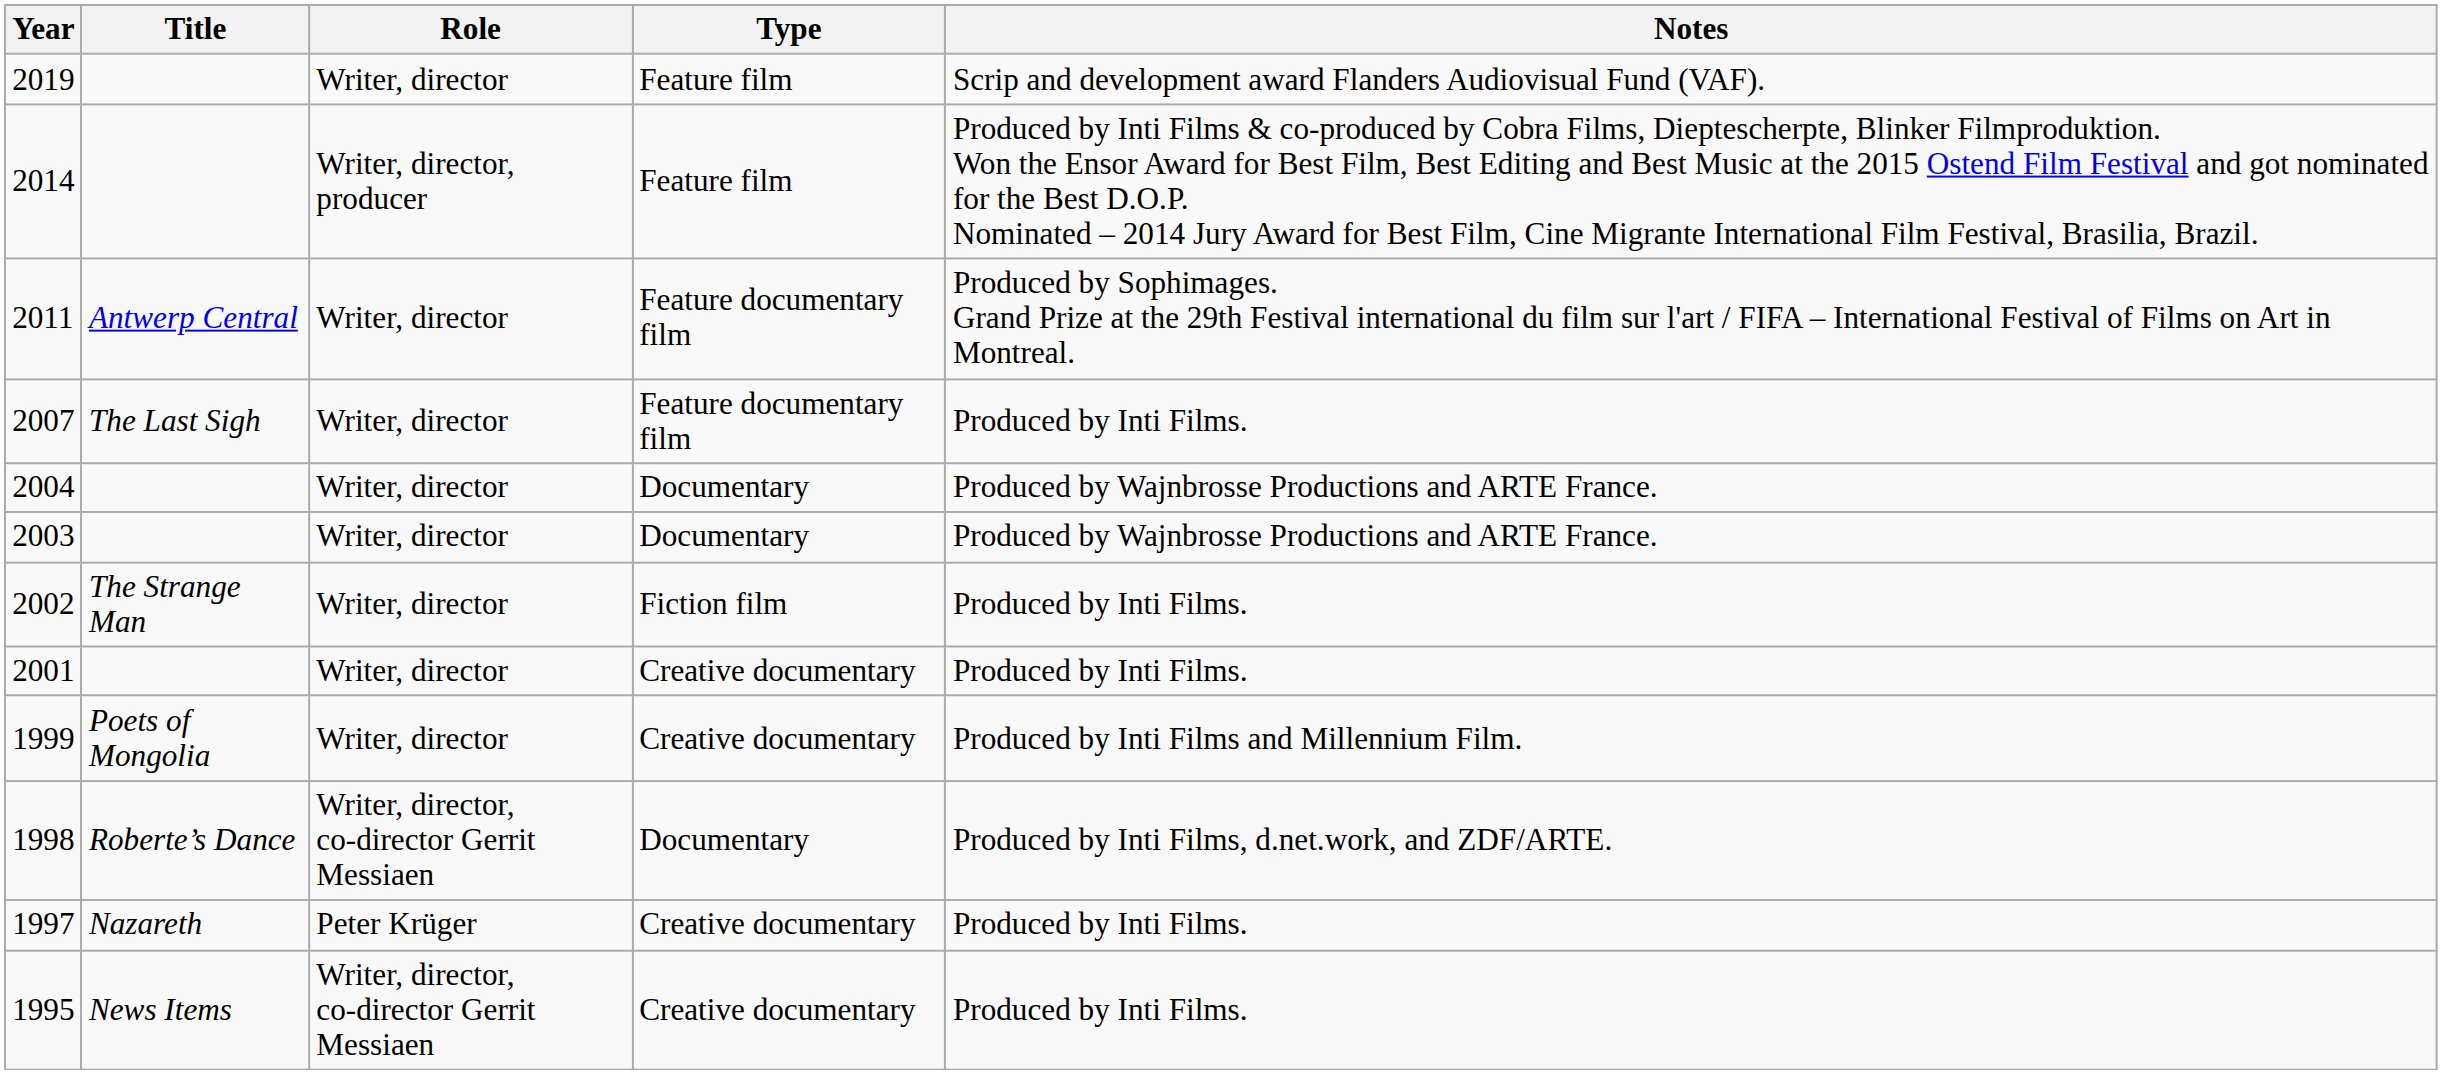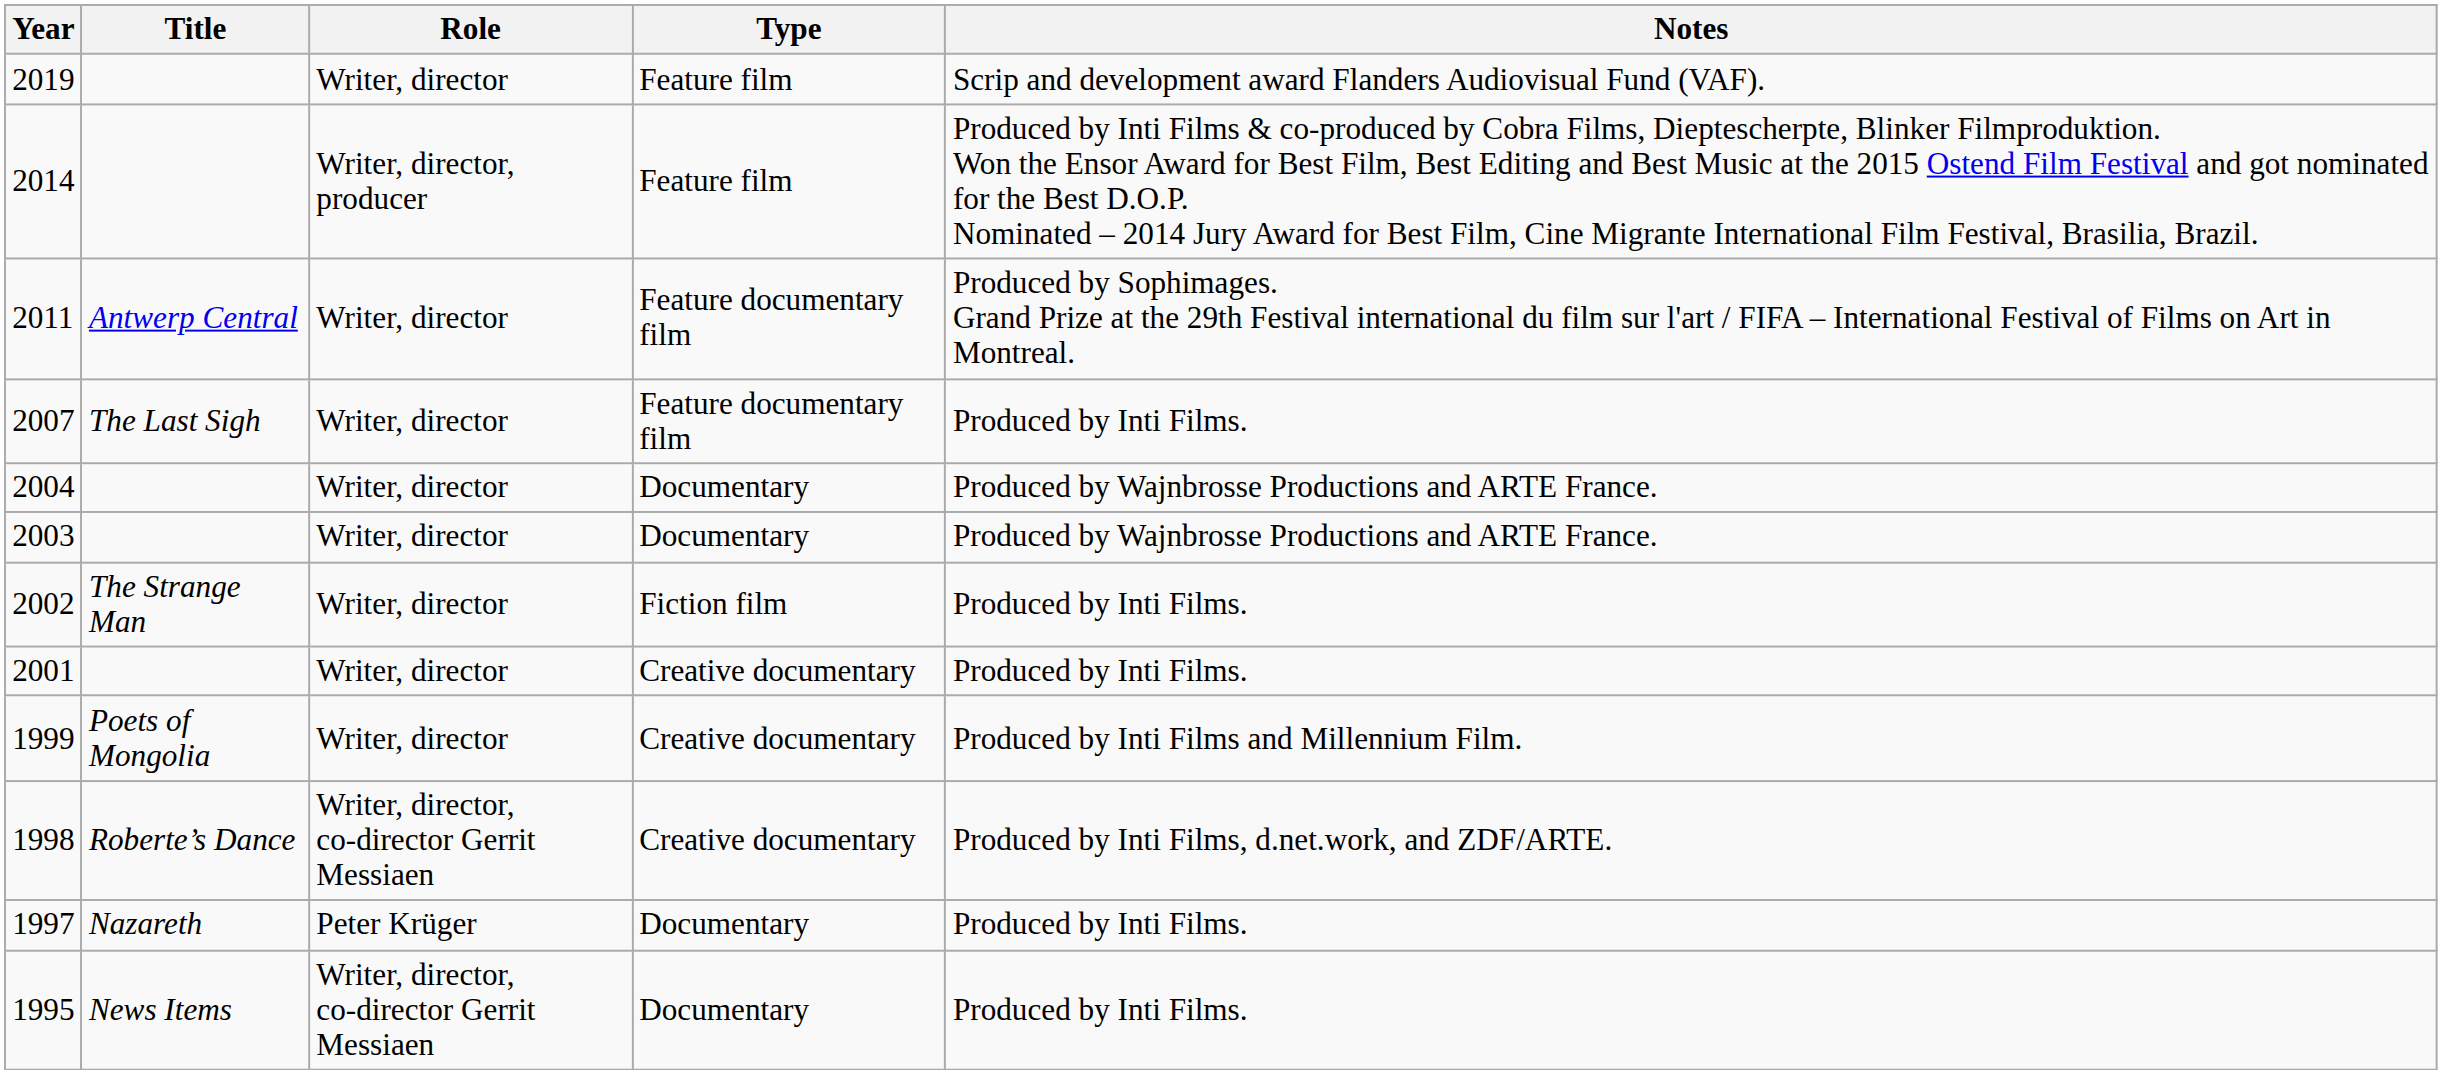(724, 839) Documentary -> (777, 839) Creative documentary
(777, 924) Creative documentary -> (724, 924) Documentary
(777, 1009) Creative documentary -> (724, 1009) Documentary
